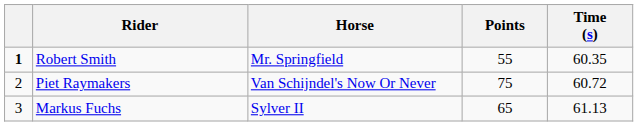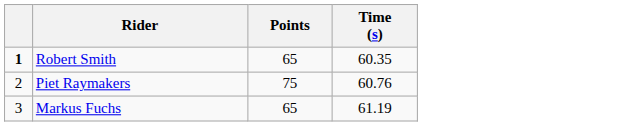- column: (355, 26)
(505, 59) 55 -> (290, 59) 65
(590, 84) 60.72 -> (375, 84) 60.76
(590, 109) 61.13 -> (375, 109) 61.19
